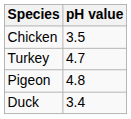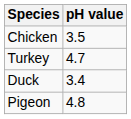rows swapped: (29, 80) <-> (23, 102)
